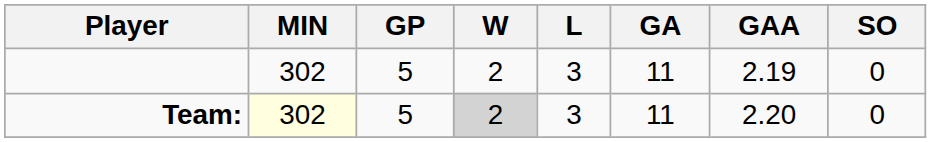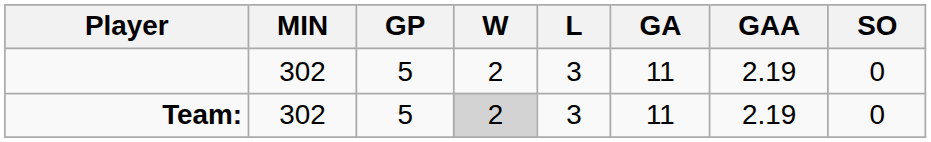(303, 114) lightyellow background -> (303, 114) no background
(769, 114) 2.20 -> (769, 114) 2.19
